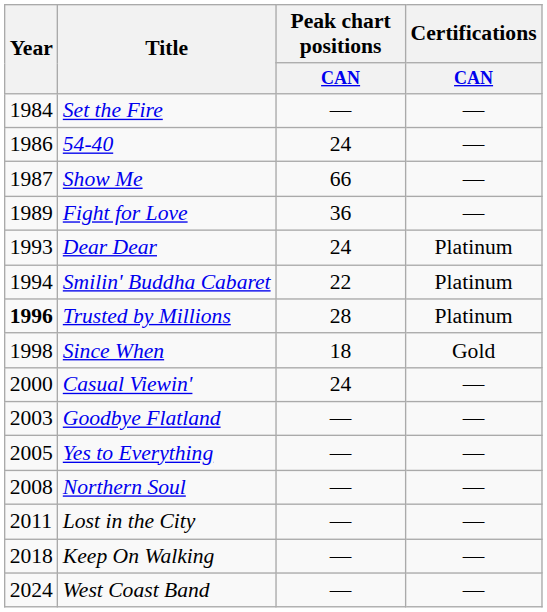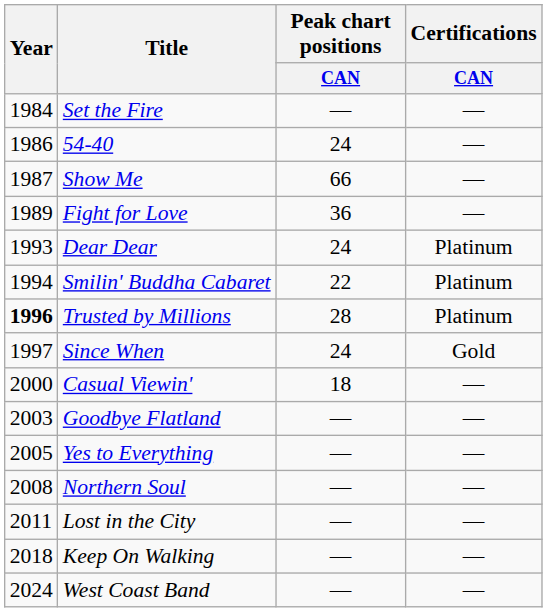(31, 350) 1998 -> (31, 350) 1997
(341, 350) 18 -> (341, 350) 24
(341, 384) 24 -> (341, 384) 18
